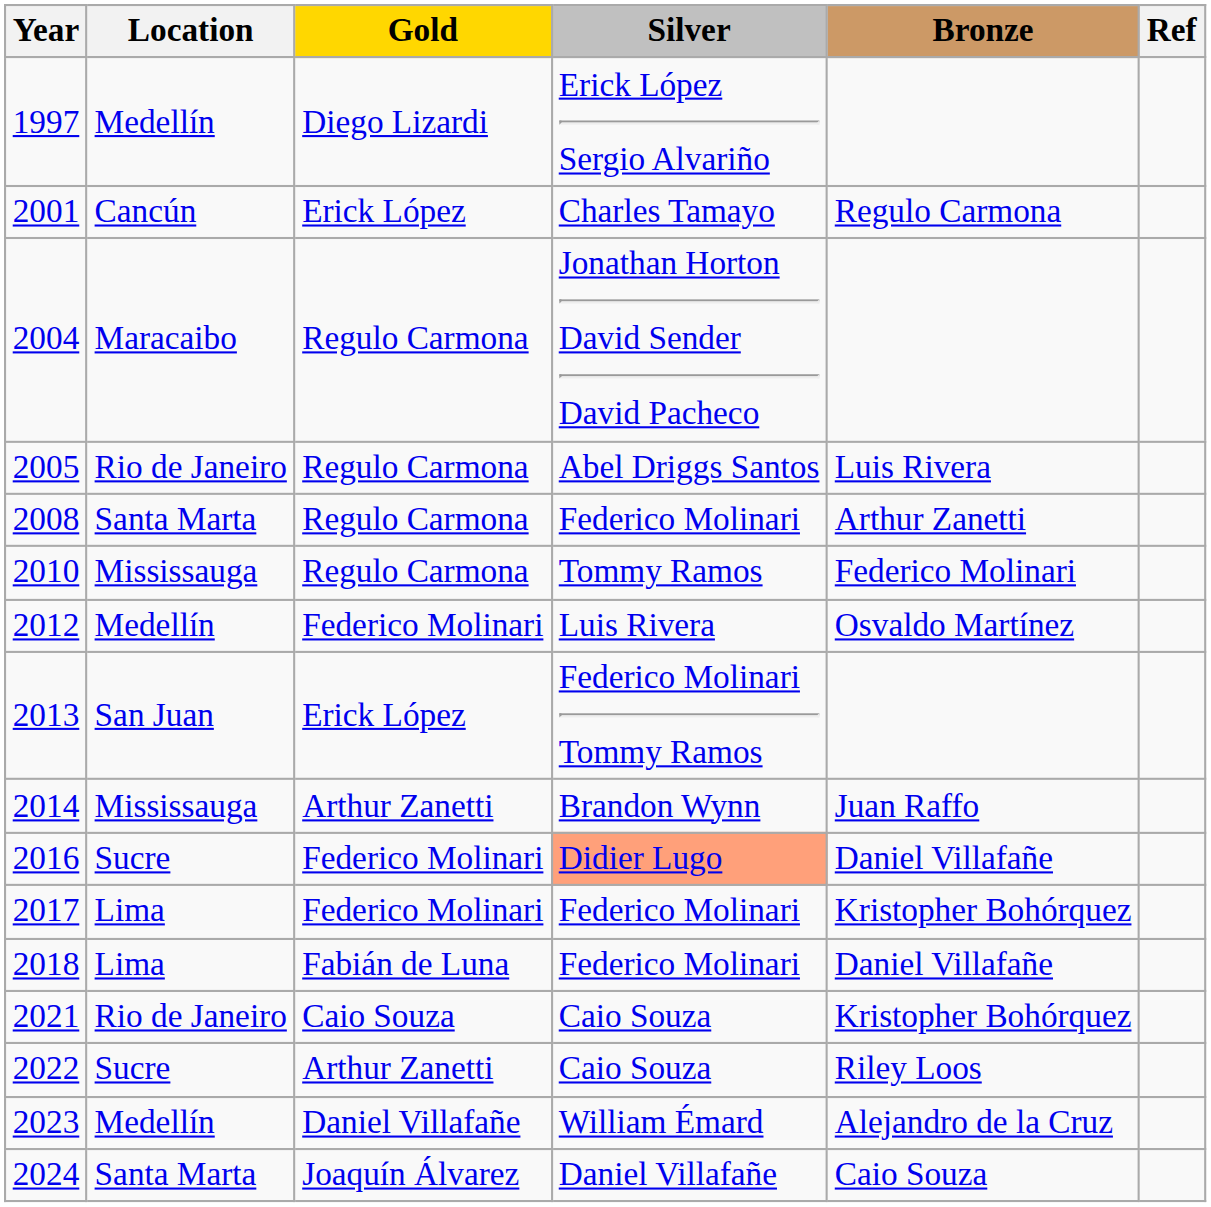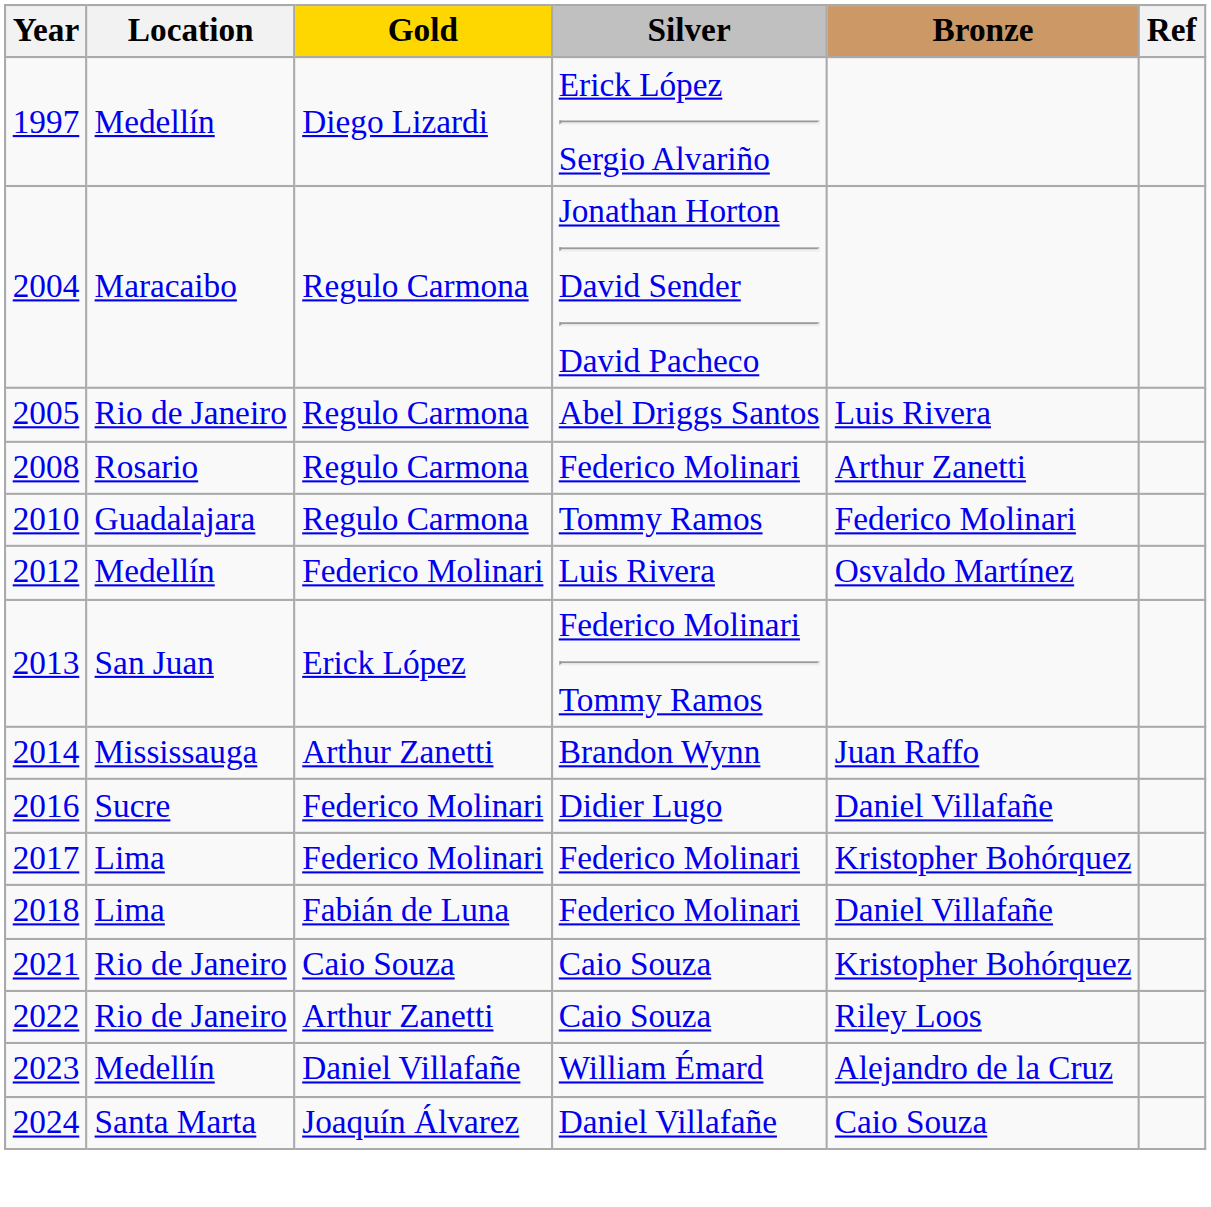- row: (46, 211)
(175, 519) Santa Marta -> (146, 466) Rosario
(176, 572) Mississauga -> (175, 519) Guadalajara
(641, 858) lightsalmon background -> (641, 805) no background
(133, 1069) Sucre -> (191, 1016) Rio de Janeiro
